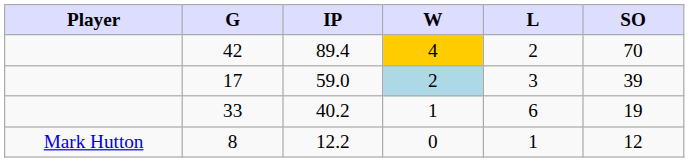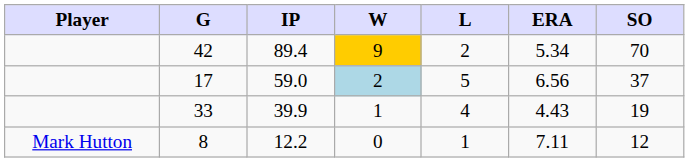+ column: (552, 19)
(433, 50) 4 -> (378, 50) 9
(533, 80) 3 -> (465, 80) 5
(633, 80) 39 -> (640, 80) 37
(333, 111) 40.2 -> (291, 111) 39.9
(533, 111) 6 -> (465, 111) 4
